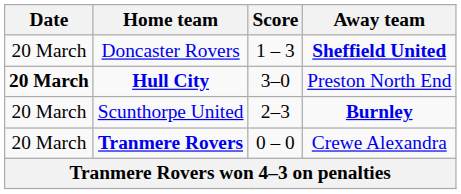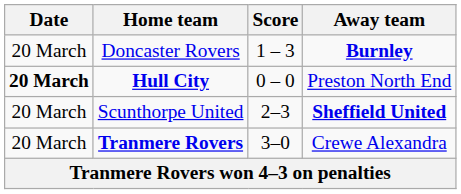(379, 50) Sheffield United -> (379, 50) Burnley
(275, 81) 3–0 -> (275, 81) 0 – 0
(379, 111) Burnley -> (379, 111) Sheffield United
(275, 142) 0 – 0 -> (275, 142) 3–0
